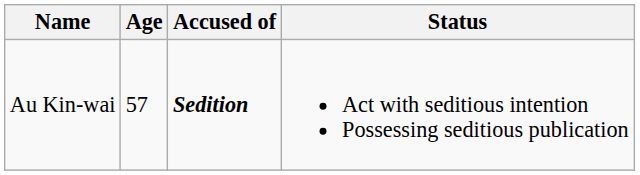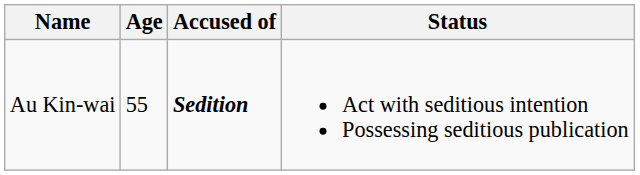(137, 104) 57 -> (137, 104) 55
